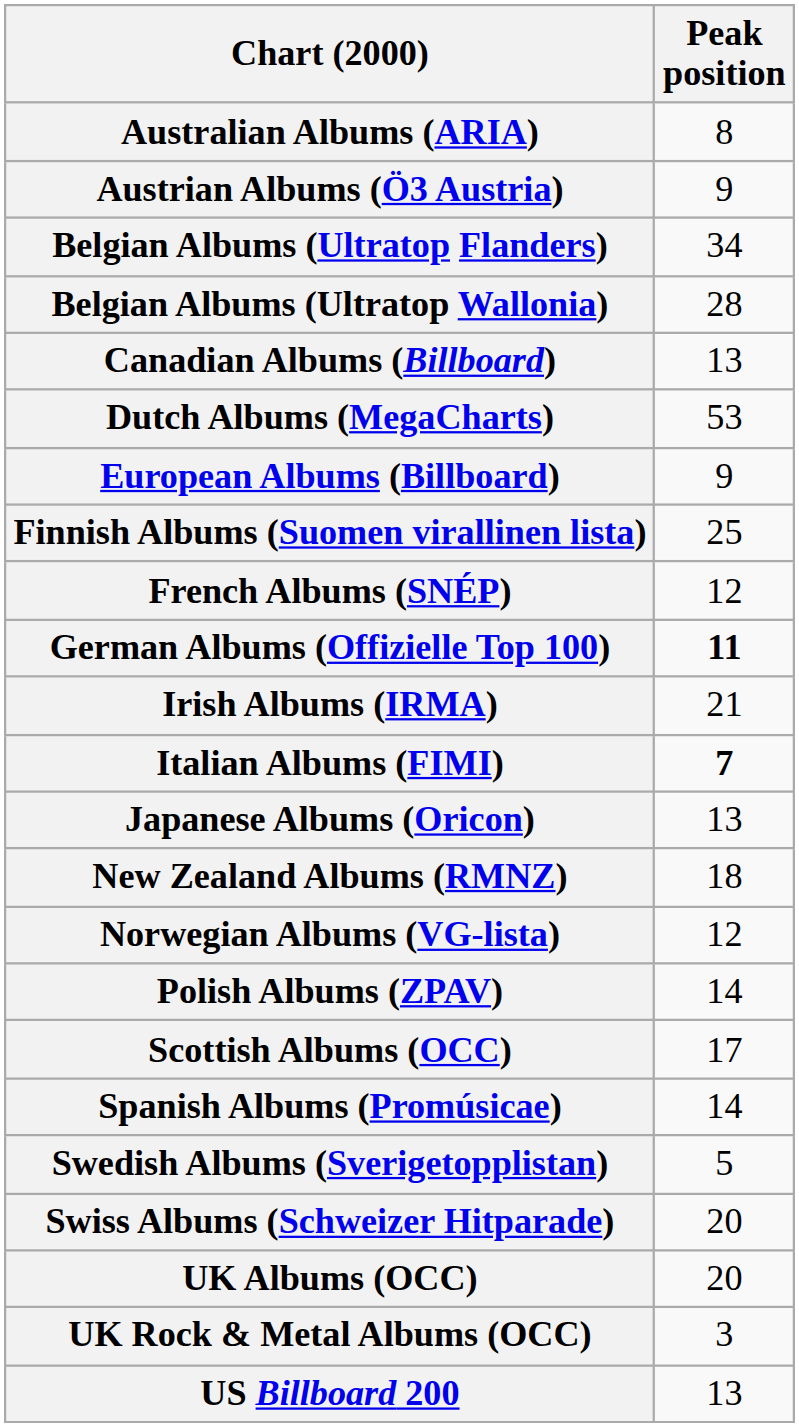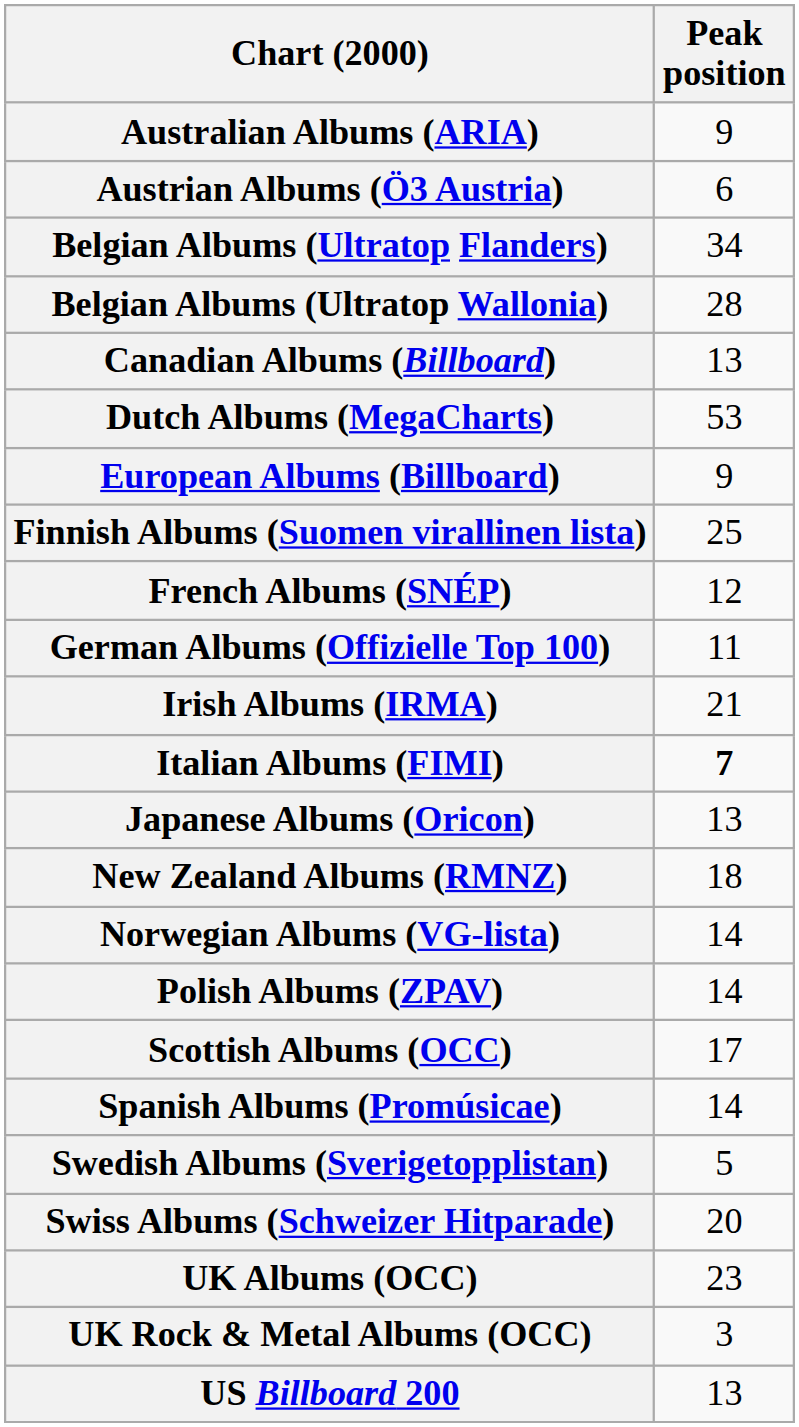(724, 131) 8 -> (724, 131) 9
(724, 188) 9 -> (724, 188) 6
(724, 647) bold -> (724, 647) normal
(724, 934) 12 -> (724, 934) 14
(724, 1278) 20 -> (724, 1278) 23
